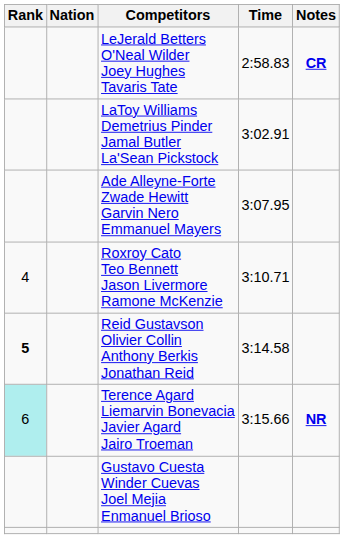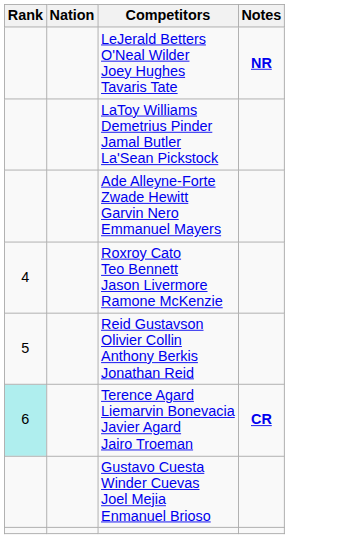- column: (265, 15)
(316, 63) CR -> (261, 63) NR
(25, 348) bold -> (25, 348) normal
(316, 420) NR -> (261, 420) CR
